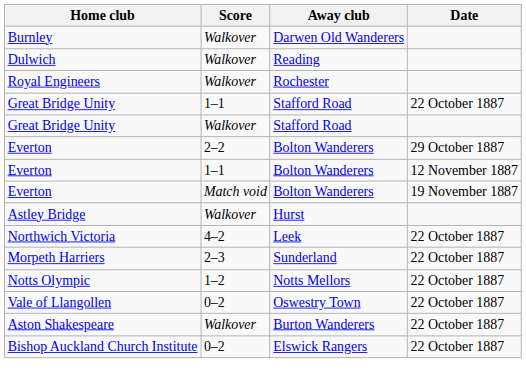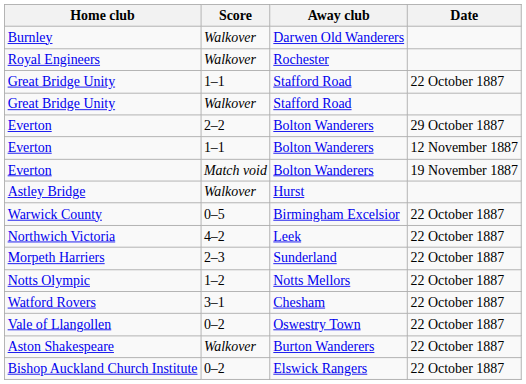- row: (32, 59)
+ row: (55, 214)
+ row: (52, 302)
